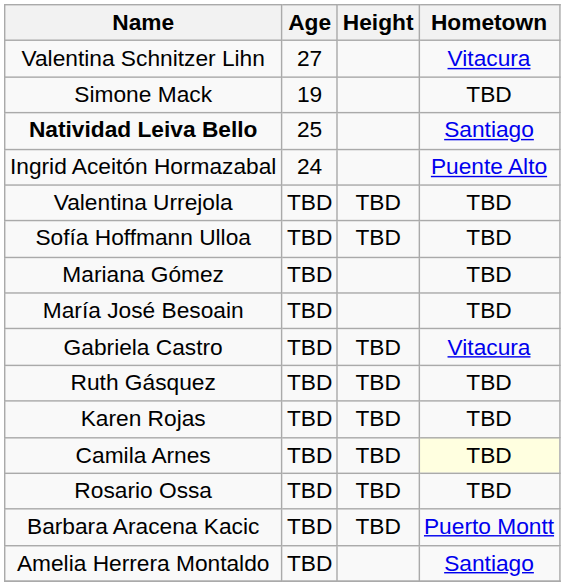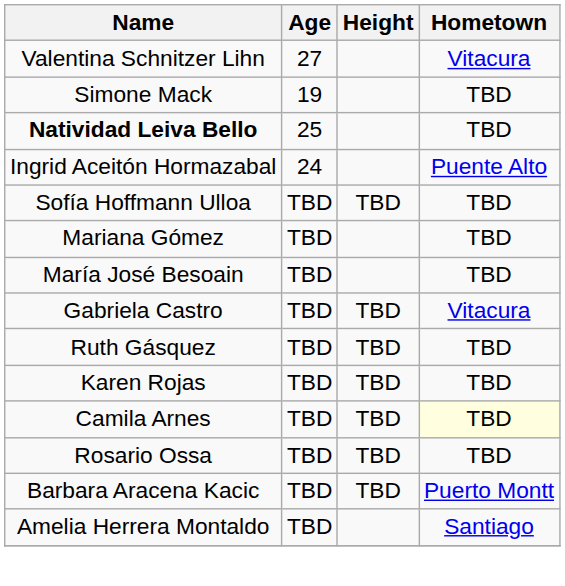(489, 130) Santiago -> (489, 130) TBD
- row: (143, 202)
